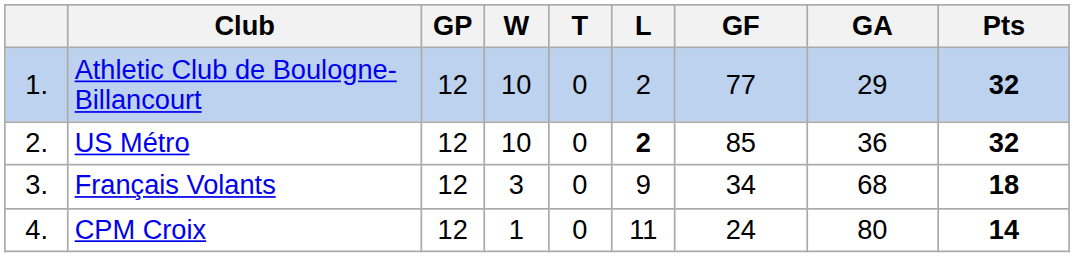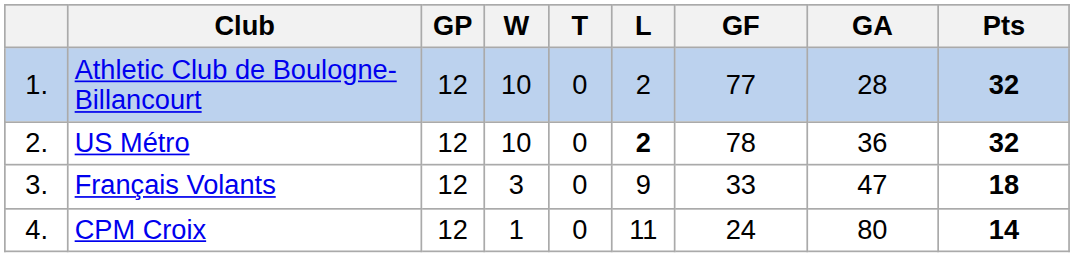(872, 84) 29 -> (872, 84) 28
(741, 142) 85 -> (741, 142) 78
(741, 186) 34 -> (741, 186) 33
(872, 186) 68 -> (872, 186) 47
